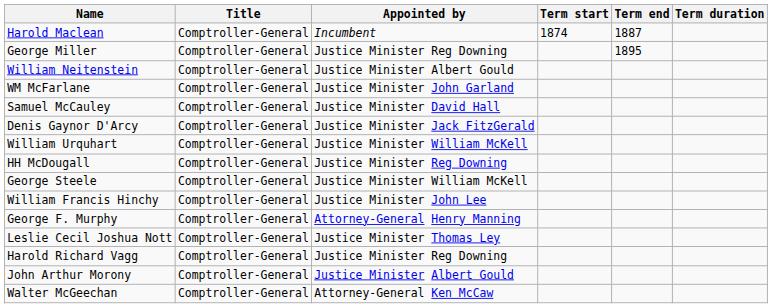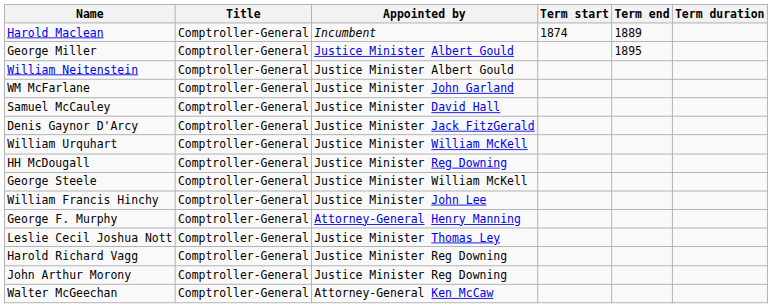(628, 32) 1887 -> (628, 32) 1889
(411, 51) Justice Minister Reg Downing -> (414, 51) Justice Minister Albert Gould
(414, 275) Justice Minister Albert Gould -> (411, 275) Justice Minister Reg Downing
